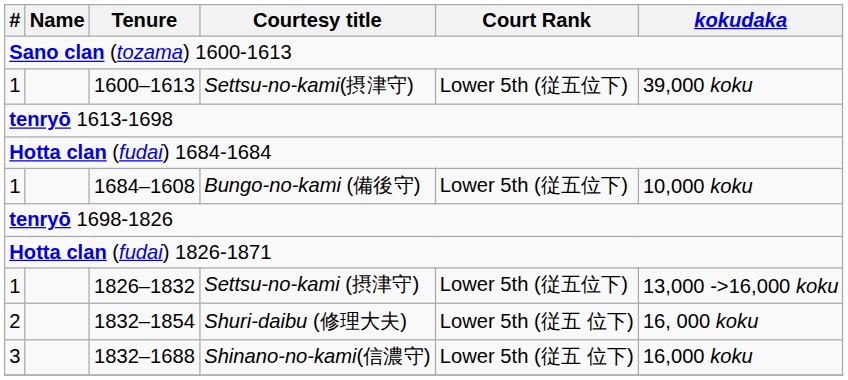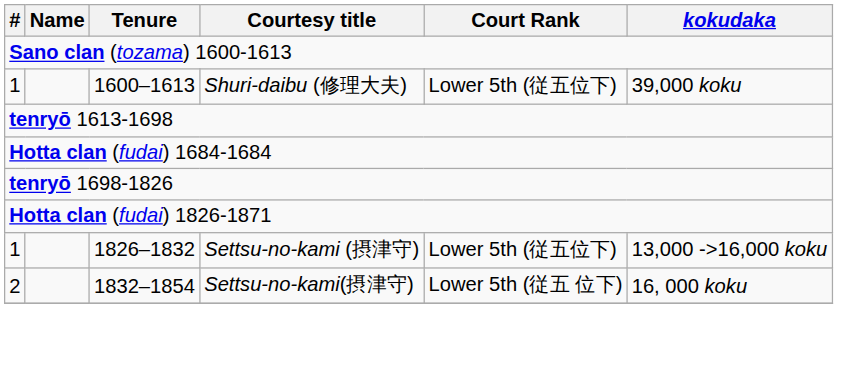(309, 85) Settsu-no-kami(摂津守) -> (306, 85) Shuri-daibu (修理大夫)
- row: (144, 186)
(306, 320) Shuri-daibu (修理大夫) -> (309, 285) Settsu-no-kami(摂津守)
- row: (144, 357)
